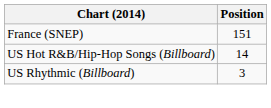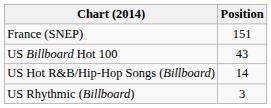+ row: (62, 53)
